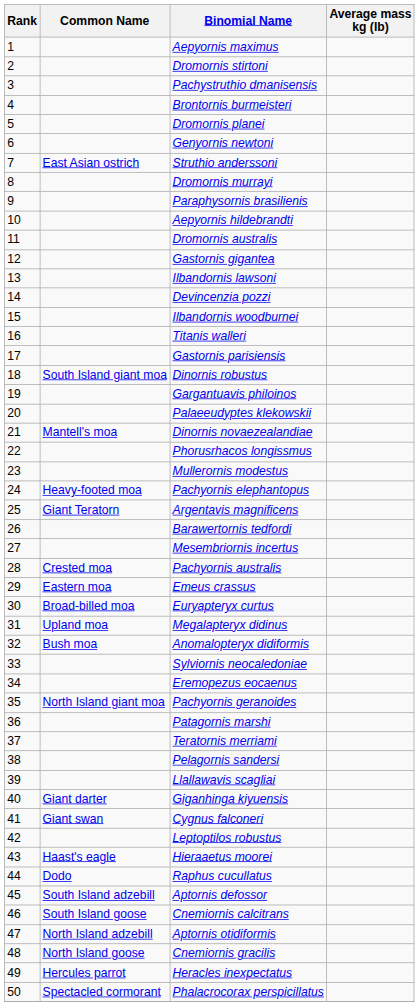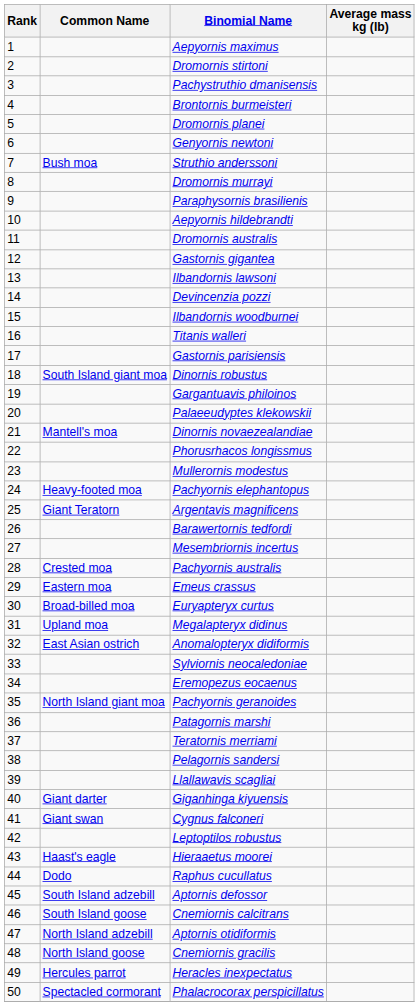(91, 162) East Asian ostrich -> (70, 162) Bush moa
(70, 644) Bush moa -> (91, 644) East Asian ostrich
